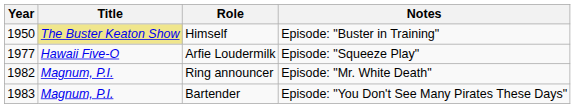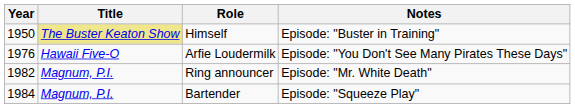(21, 53) 1977 -> (21, 53) 1976
(350, 53) Episode: "Squeeze Play" -> (424, 53) Episode: "You Don't See Many Pirates These Days"
(21, 93) 1983 -> (21, 93) 1984
(424, 93) Episode: "You Don't See Many Pirates These Days" -> (350, 93) Episode: "Squeeze Play"
